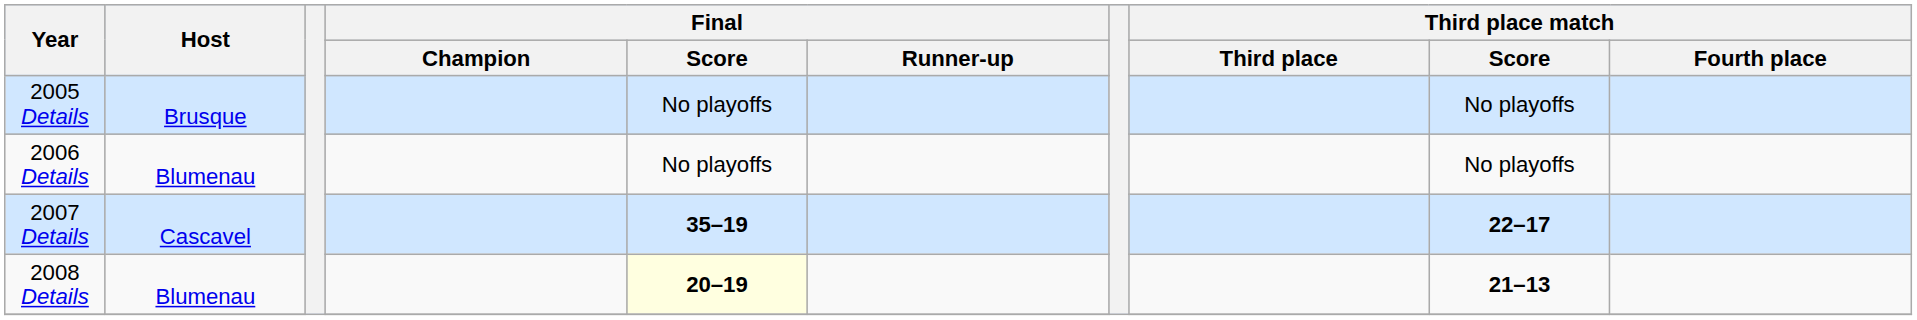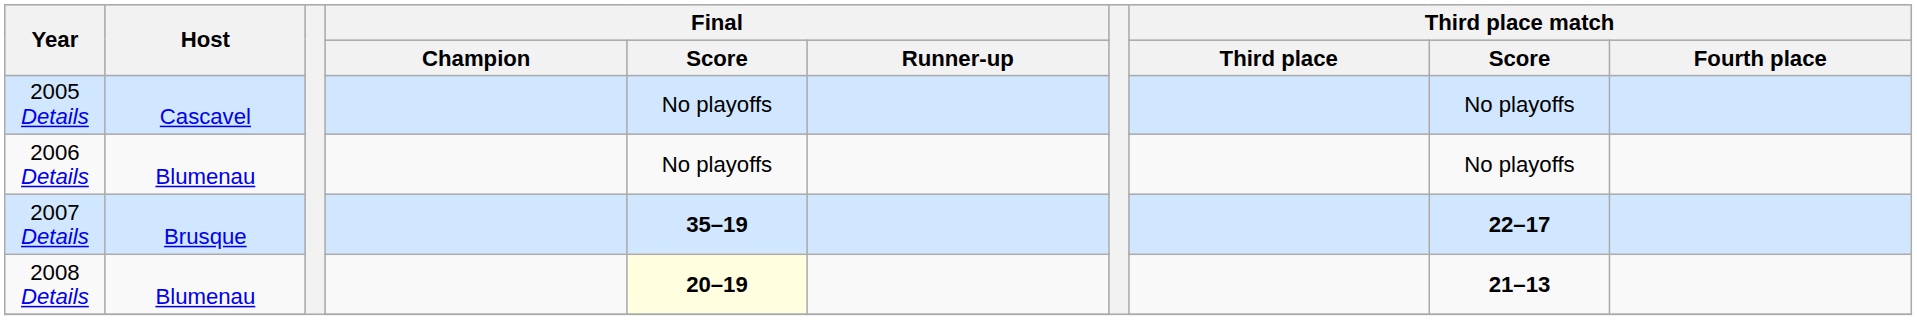(205, 117) Brusque -> (205, 117) Cascavel
(205, 237) Cascavel -> (205, 237) Brusque
